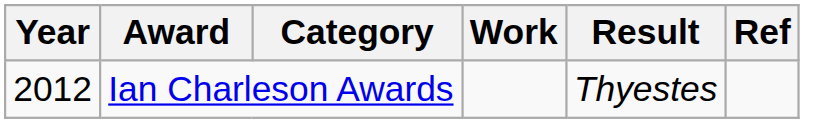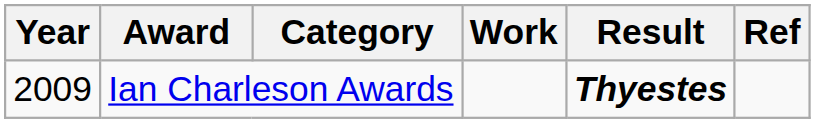(53, 88) 2012 -> (53, 88) 2009
(646, 88) normal -> (651, 88) bold
